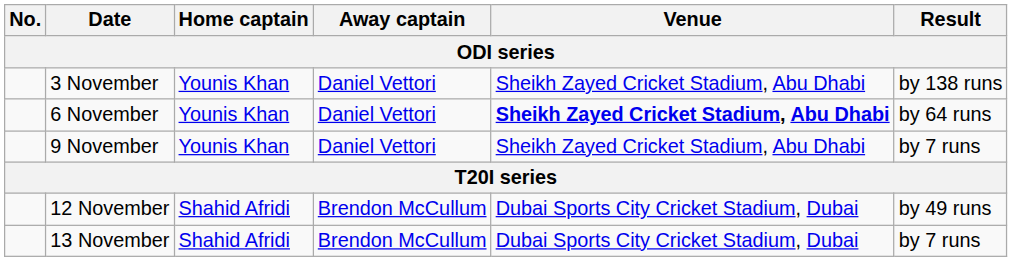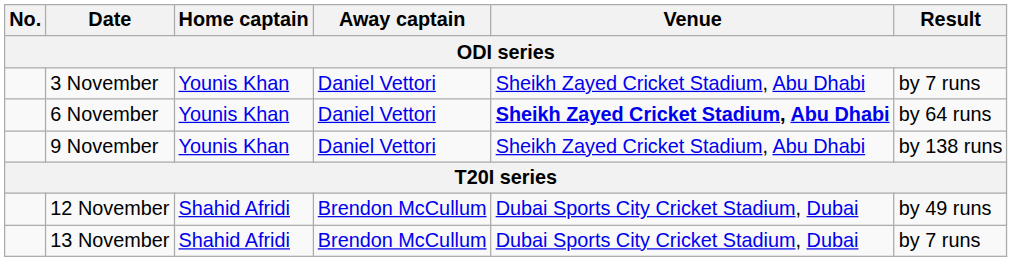(951, 83) by 138 runs -> (940, 83) by 7 runs
(940, 146) by 7 runs -> (951, 146) by 138 runs
